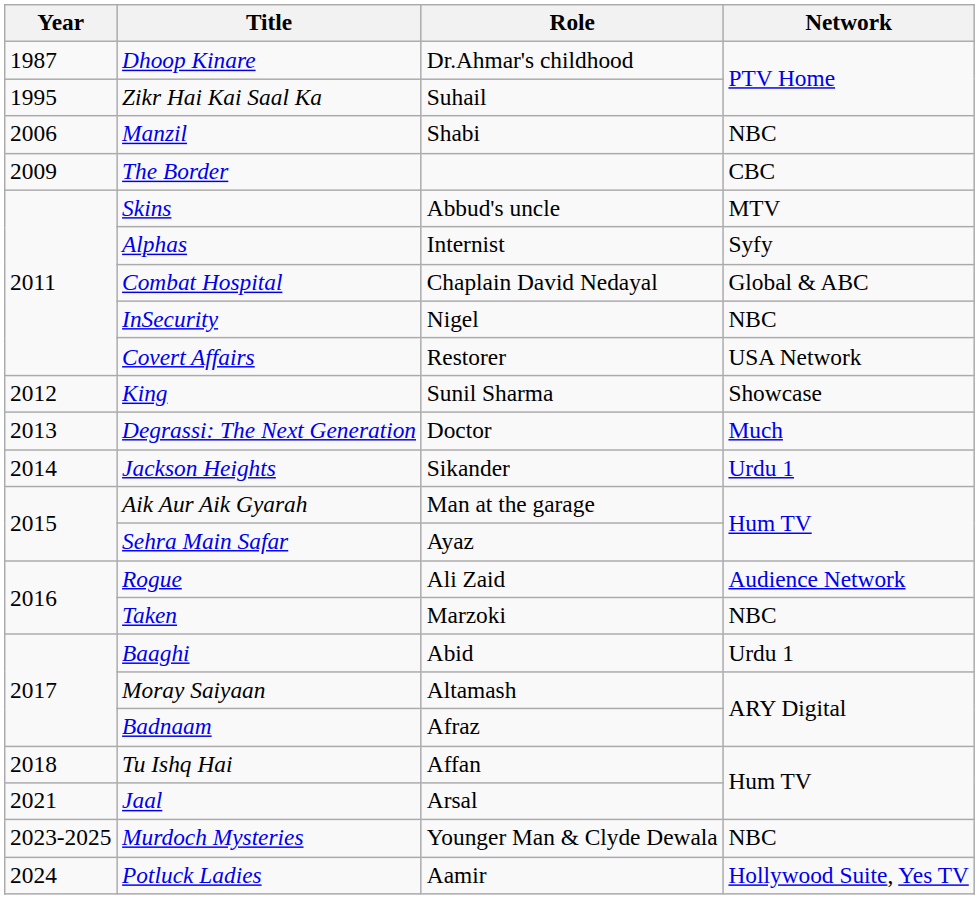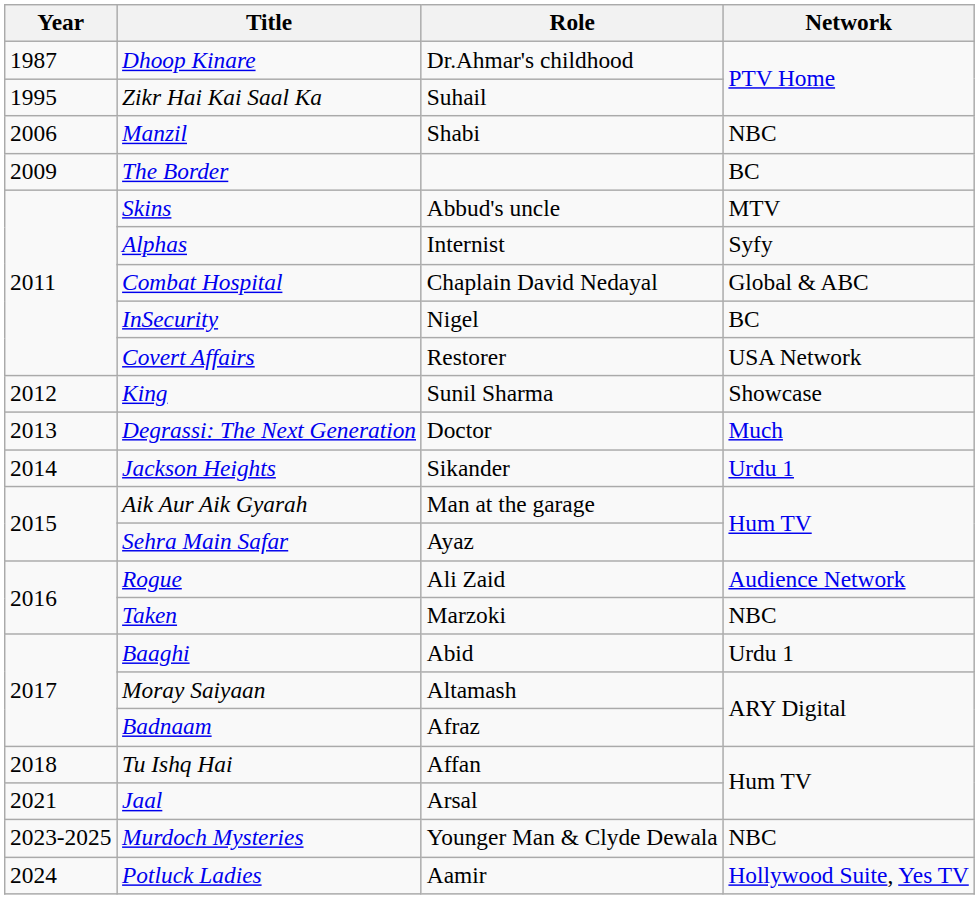(752, 171) CBC -> (744, 171) BC
(752, 319) NBC -> (744, 319) BC
